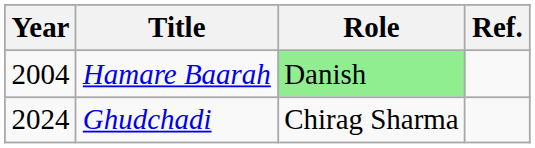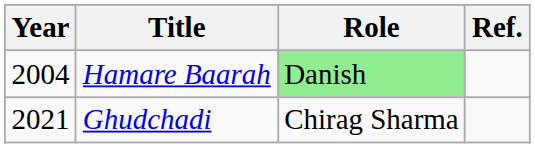(41, 119) 2024 -> (41, 119) 2021
